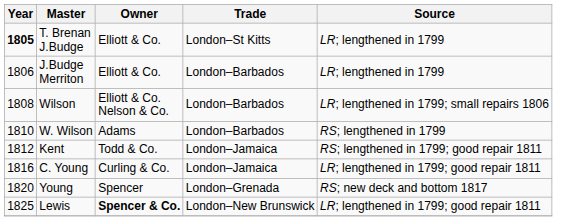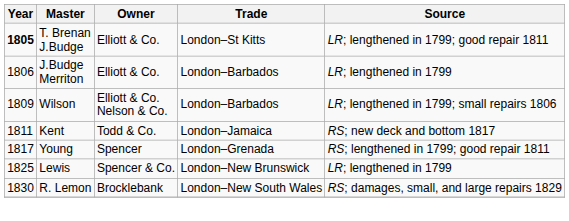(382, 39) LR; lengthened in 1799 -> (438, 39) LR; lengthened in 1799; good repair 1811
(20, 104) 1808 -> (20, 104) 1809
- row: (66, 130)
(20, 149) 1812 -> (20, 130) 1811
(431, 149) RS; lengthened in 1799; good repair 1811 -> (411, 130) RS; new deck and bottom 1817
- row: (64, 168)
(20, 187) 1820 -> (20, 149) 1817
(404, 187) RS; new deck and bottom 1817 -> (439, 149) RS; lengthened in 1799; good repair 1811
(139, 206) bold -> (136, 168) normal
(430, 206) LR; lengthened in 1799; good repair 1811 -> (390, 168) LR; lengthened in 1799
+ row: (65, 187)
